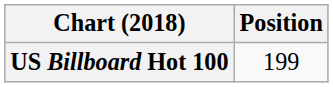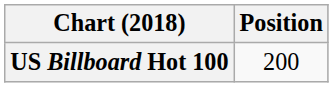(281, 61) 199 -> (281, 61) 200
